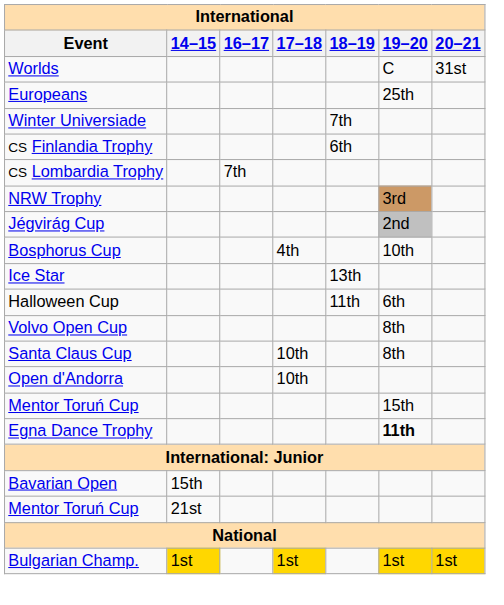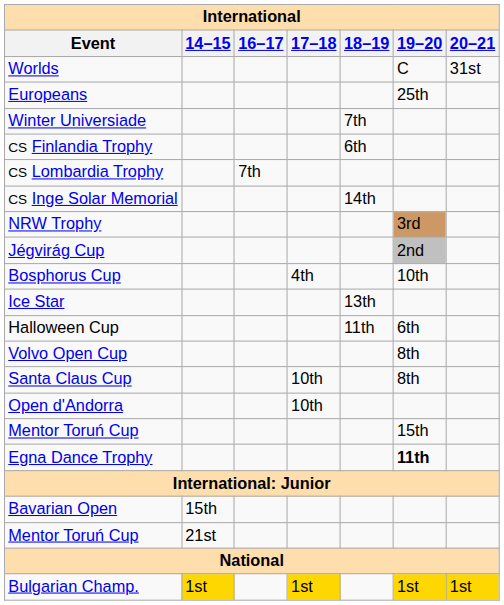+ row: (93, 198)
